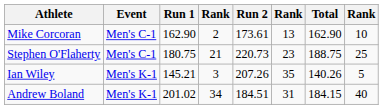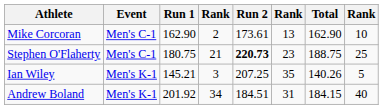(252, 54) normal -> (252, 54) bold
(252, 74) 207.26 -> (252, 74) 207.25
(179, 94) 201.02 -> (179, 94) 201.92
